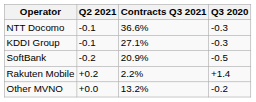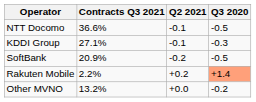columns swapped: (164, 12) <-> (98, 12)
(219, 27) -0.3 -> (219, 27) -0.5
(221, 74) no background -> (221, 74) lightsalmon background
